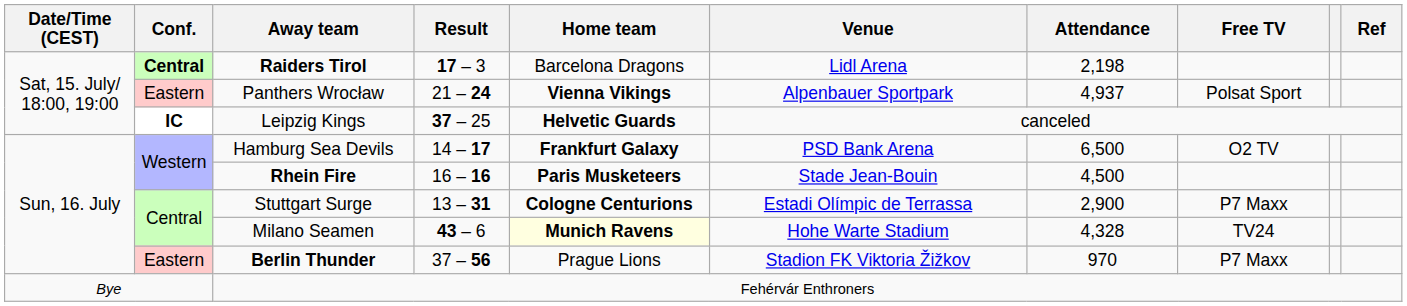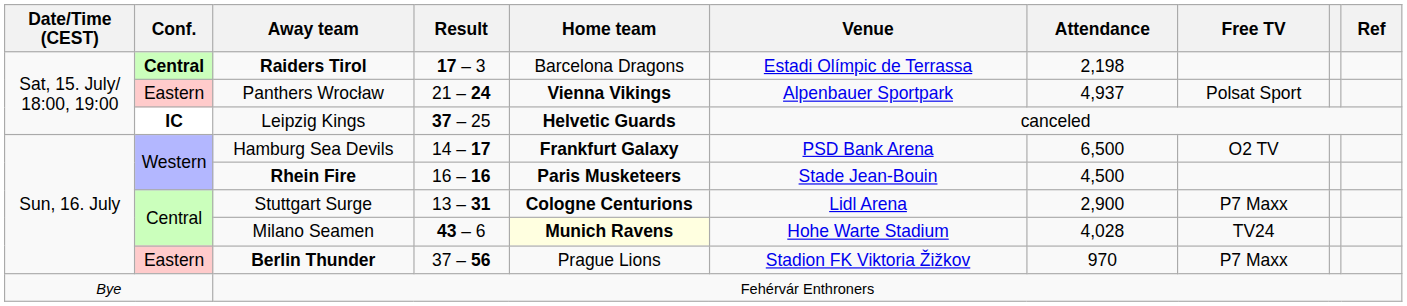(868, 66) Lidl Arena -> (868, 66) Estadi Olímpic de Terrassa
(868, 204) Estadi Olímpic de Terrassa -> (868, 204) Lidl Arena
(1102, 232) 4,328 -> (1102, 232) 4,028
